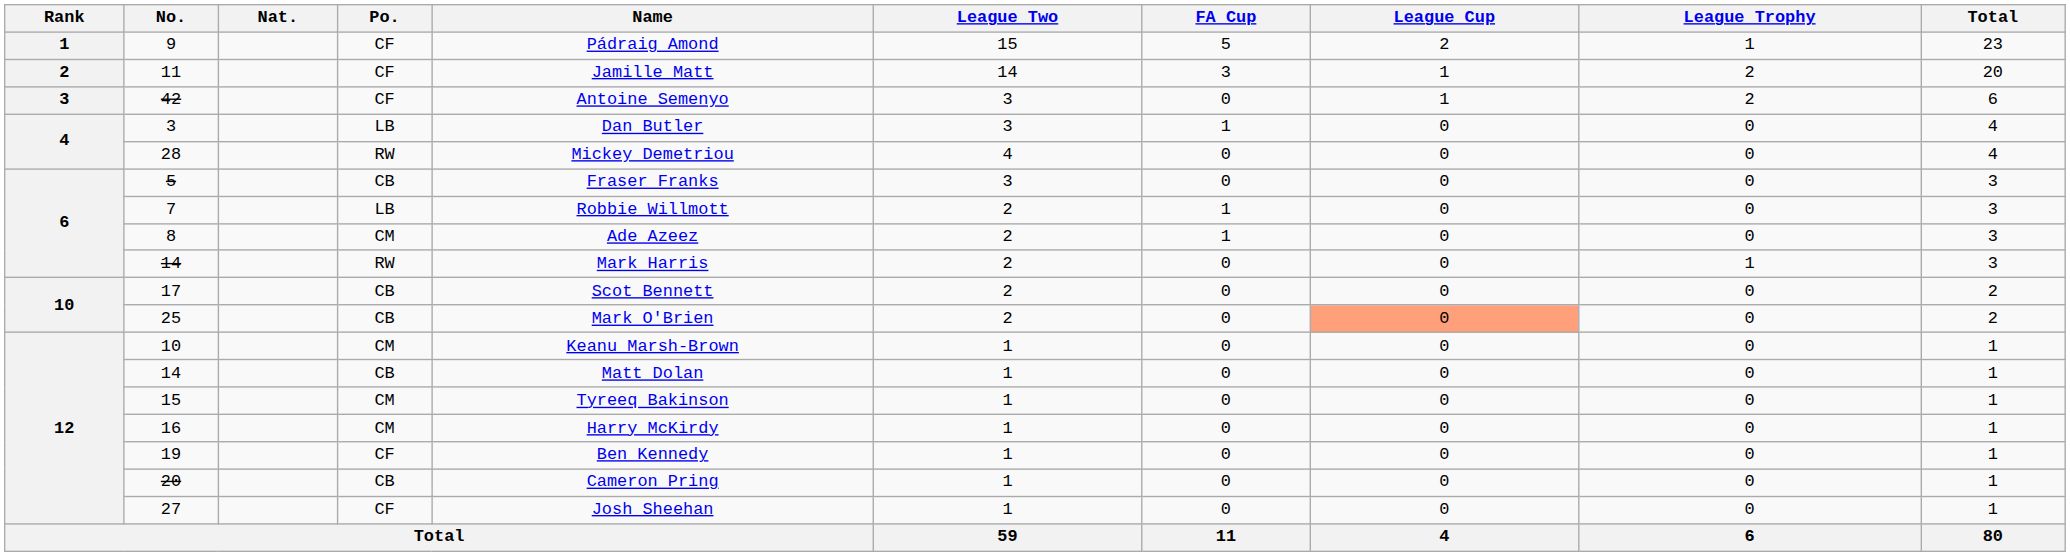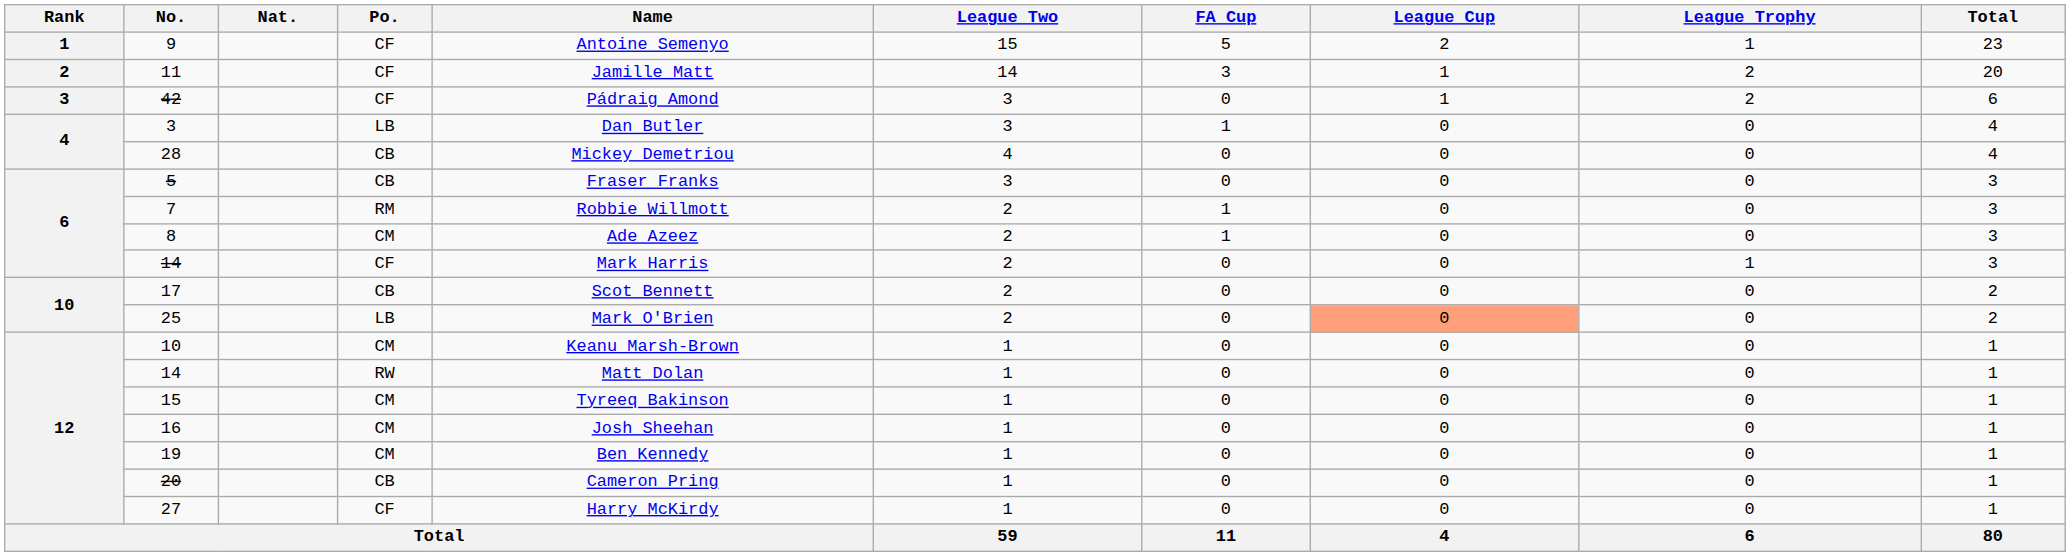(653, 46) Pádraig Amond -> (653, 46) Antoine Semenyo
(653, 101) Antoine Semenyo -> (653, 101) Pádraig Amond
(385, 155) RW -> (385, 155) CB
(385, 210) LB -> (385, 210) RM
(385, 265) RW -> (385, 265) CF
(385, 319) CB -> (385, 319) LB
(385, 374) CB -> (385, 374) RW
(653, 428) Harry McKirdy -> (653, 428) Josh Sheehan
(385, 456) CF -> (385, 456) CM
(653, 510) Josh Sheehan -> (653, 510) Harry McKirdy
